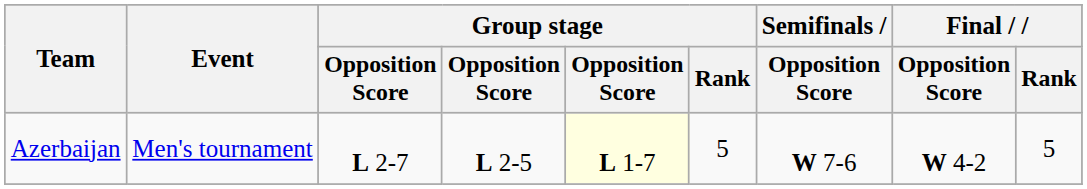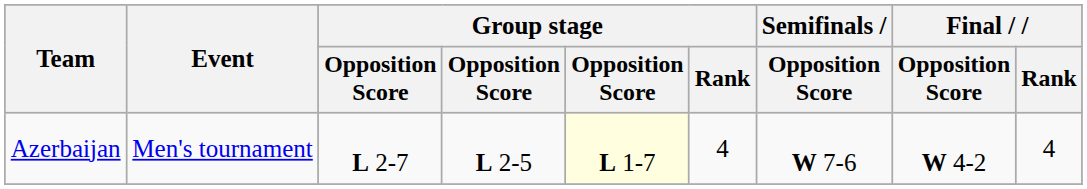(723, 148) 5 -> (723, 148) 4
(1049, 148) 5 -> (1049, 148) 4
